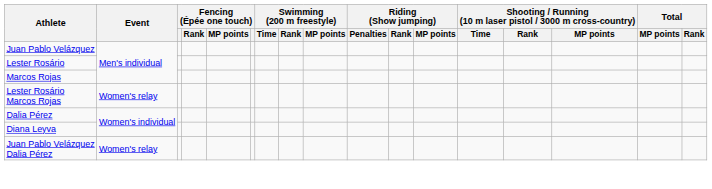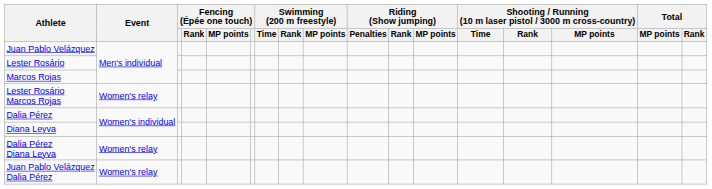+ row: (31, 149)
